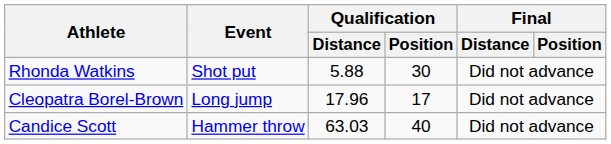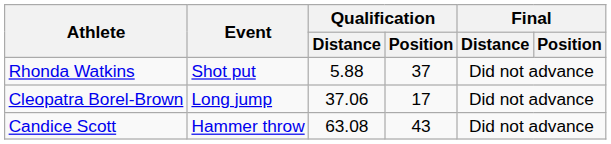(421, 72) 30 -> (421, 72) 37
(347, 99) 17.96 -> (347, 99) 37.06
(347, 126) 63.03 -> (347, 126) 63.08
(421, 126) 40 -> (421, 126) 43
